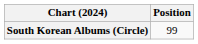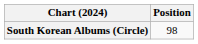(172, 30) 99 -> (172, 30) 98
